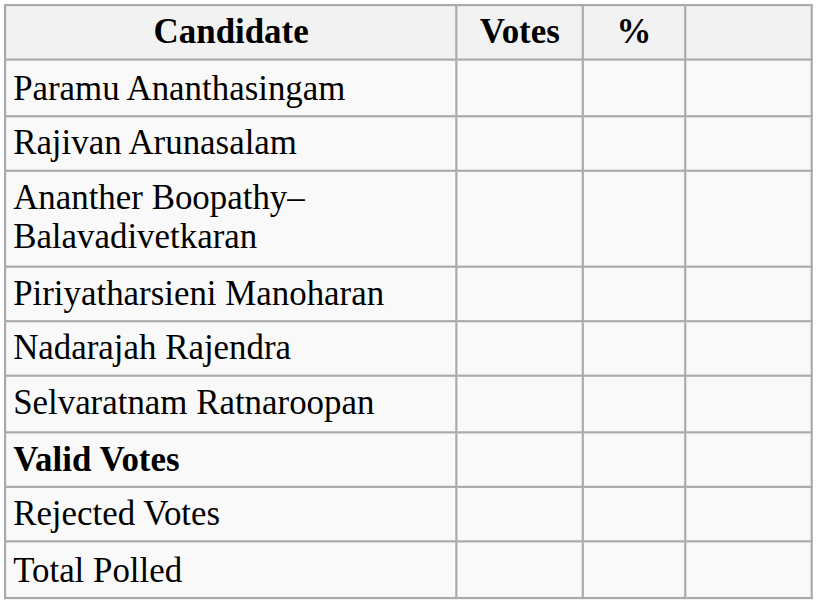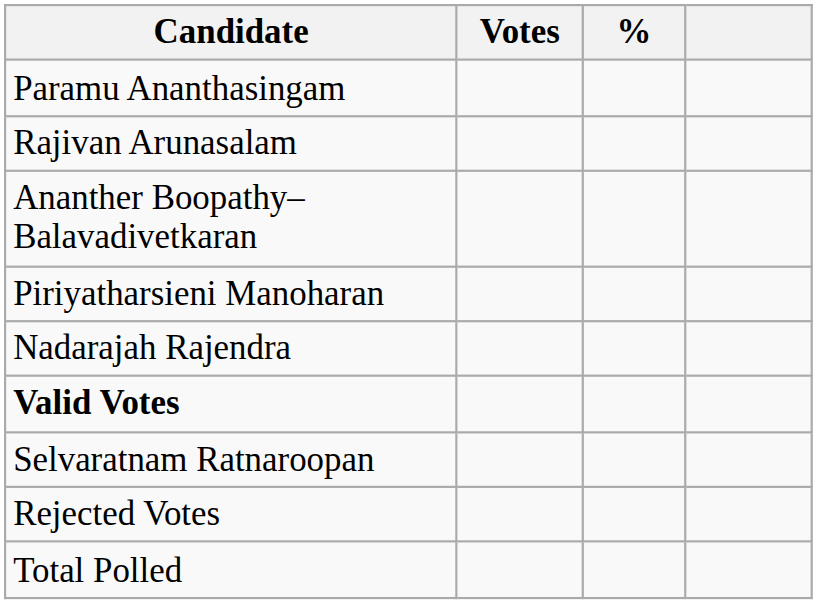rows swapped: (194, 403) <-> (96, 458)
